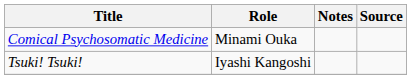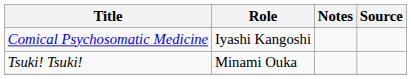(256, 39) Minami Ouka -> (263, 39) Iyashi Kangoshi
(263, 62) Iyashi Kangoshi -> (256, 62) Minami Ouka
